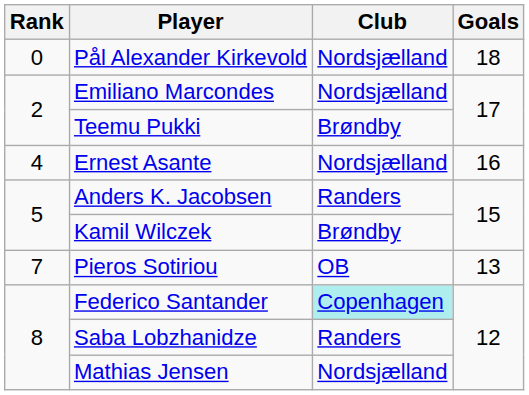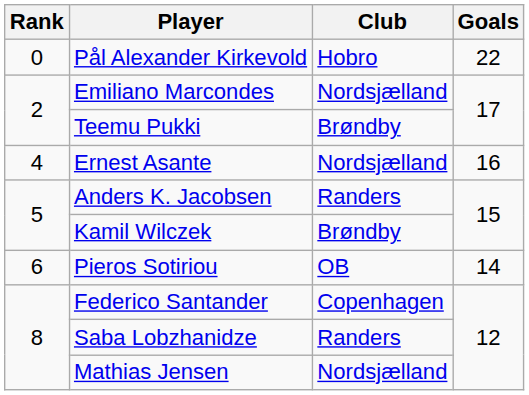(382, 57) Nordsjælland -> (347, 57) Hobro
(488, 57) 18 -> (488, 57) 22
(37, 267) 7 -> (37, 267) 6
(488, 267) 13 -> (488, 267) 14
(381, 302) paleturquoise background -> (381, 302) no background
